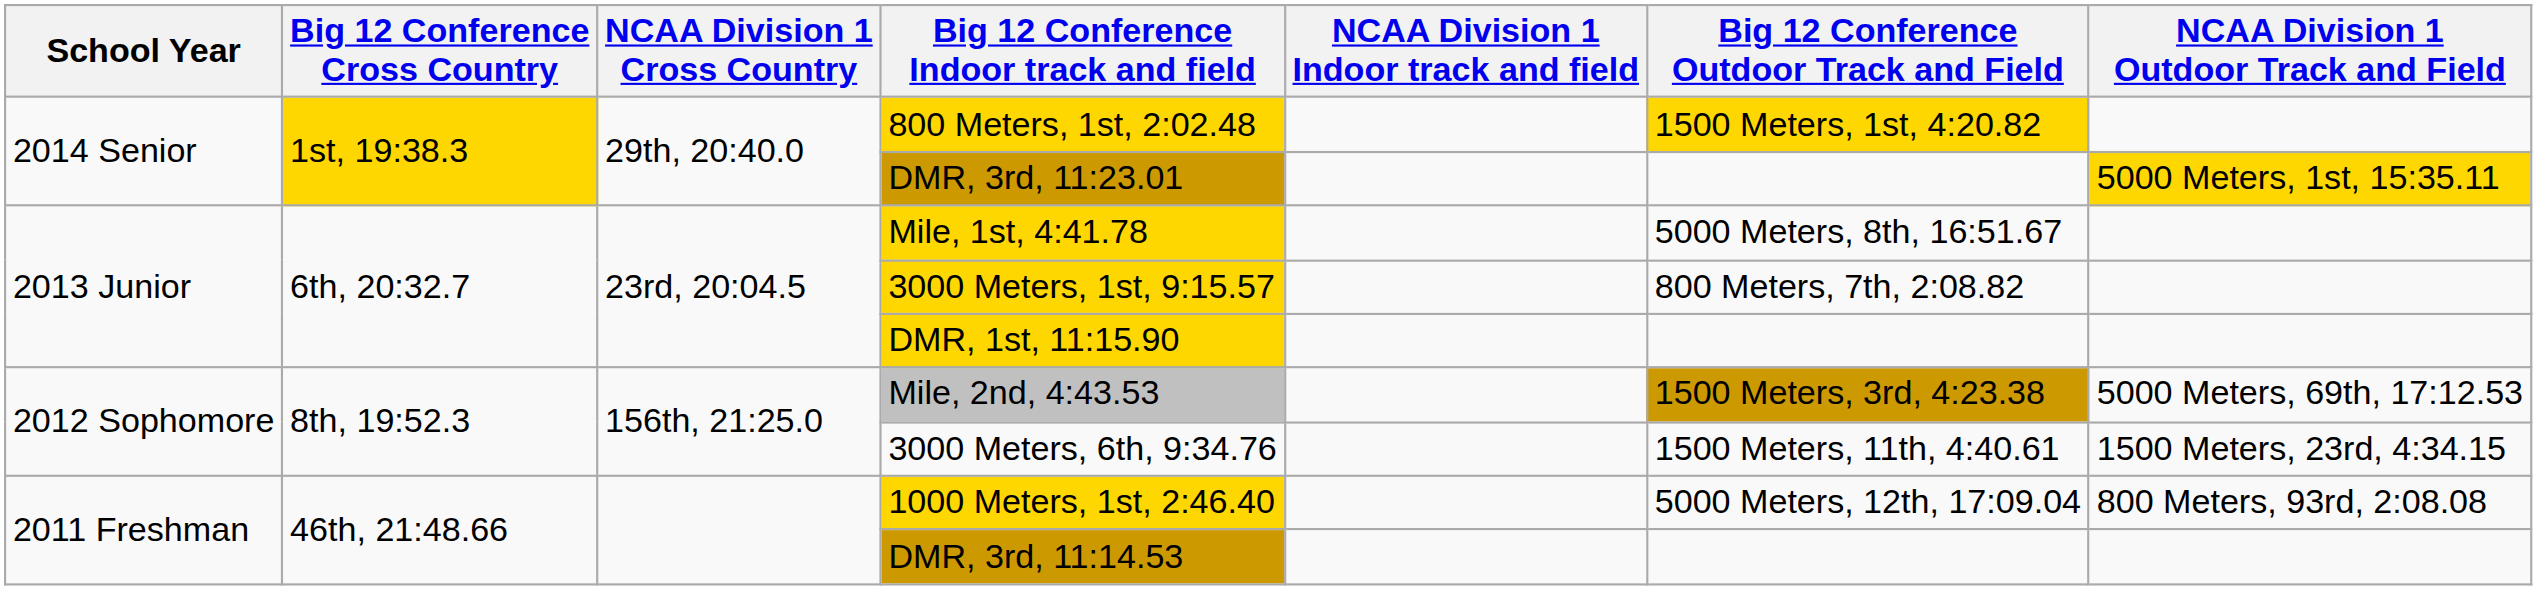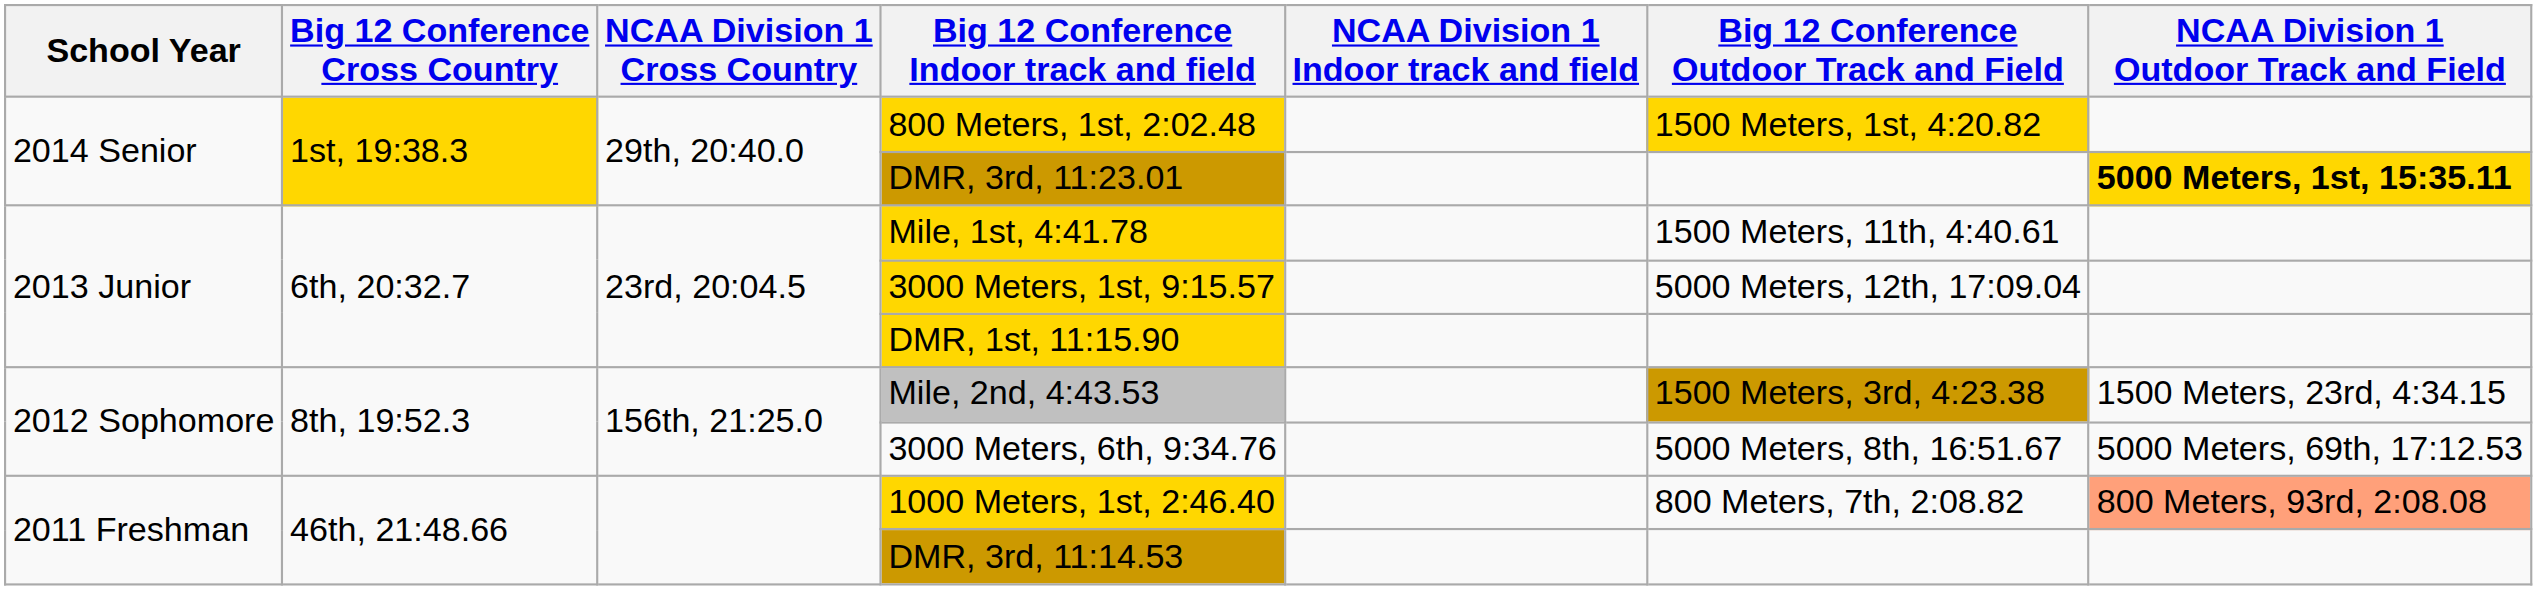(2298, 177) normal -> (2304, 177) bold
(1858, 232) 5000 Meters, 8th, 16:51.67 -> (1857, 232) 1500 Meters, 11th, 4:40.61
(1839, 286) 800 Meters, 7th, 2:08.82 -> (1868, 286) 5000 Meters, 12th, 17:09.04
(2310, 394) 5000 Meters, 69th, 17:12.53 -> (2301, 394) 1500 Meters, 23rd, 4:34.15
(1857, 448) 1500 Meters, 11th, 4:40.61 -> (1858, 448) 5000 Meters, 8th, 16:51.67
(2301, 448) 1500 Meters, 23rd, 4:34.15 -> (2310, 448) 5000 Meters, 69th, 17:12.53
(1868, 502) 5000 Meters, 12th, 17:09.04 -> (1839, 502) 800 Meters, 7th, 2:08.82
(2292, 502) no background -> (2292, 502) lightsalmon background
